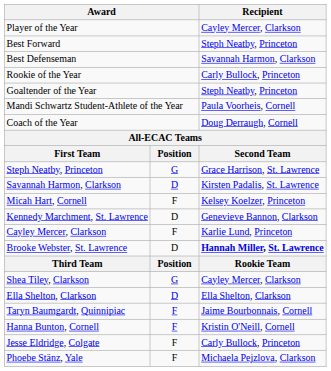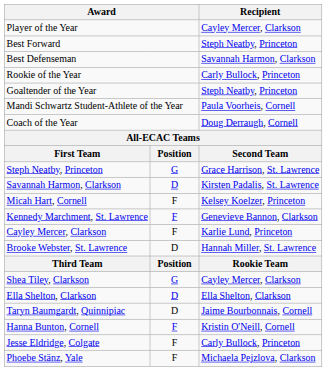(175, 216) D -> (175, 216) F
(262, 248) bold -> (259, 248) normal
(175, 311) F -> (175, 311) D
